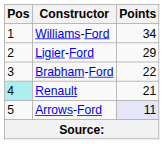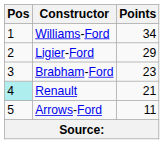(150, 72) 22 -> (150, 72) 23
(150, 110) lavender background -> (150, 110) no background
